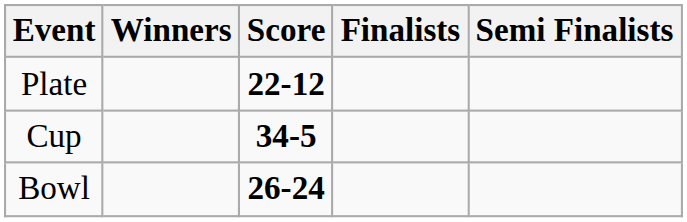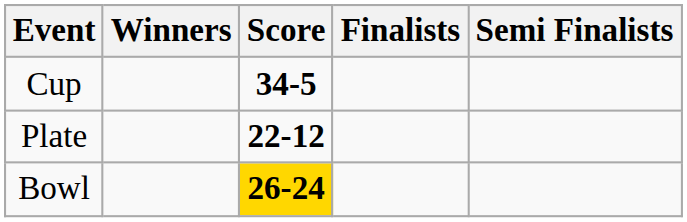rows swapped: (54, 135) <-> (54, 83)
(286, 188) no background -> (286, 188) gold background
